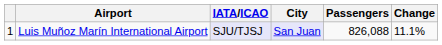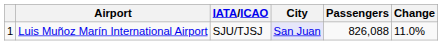(238, 31) lavender background -> (238, 31) no background
(409, 31) 11.1% -> (409, 31) 11.0%
